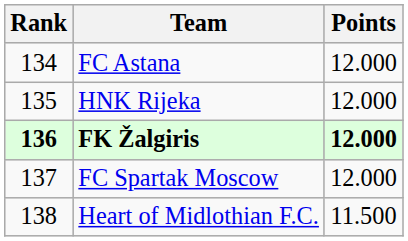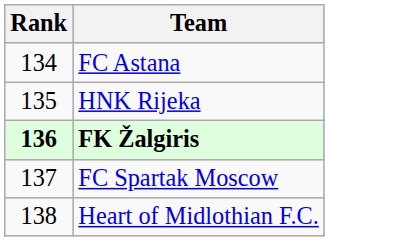- column: (364, 23)
